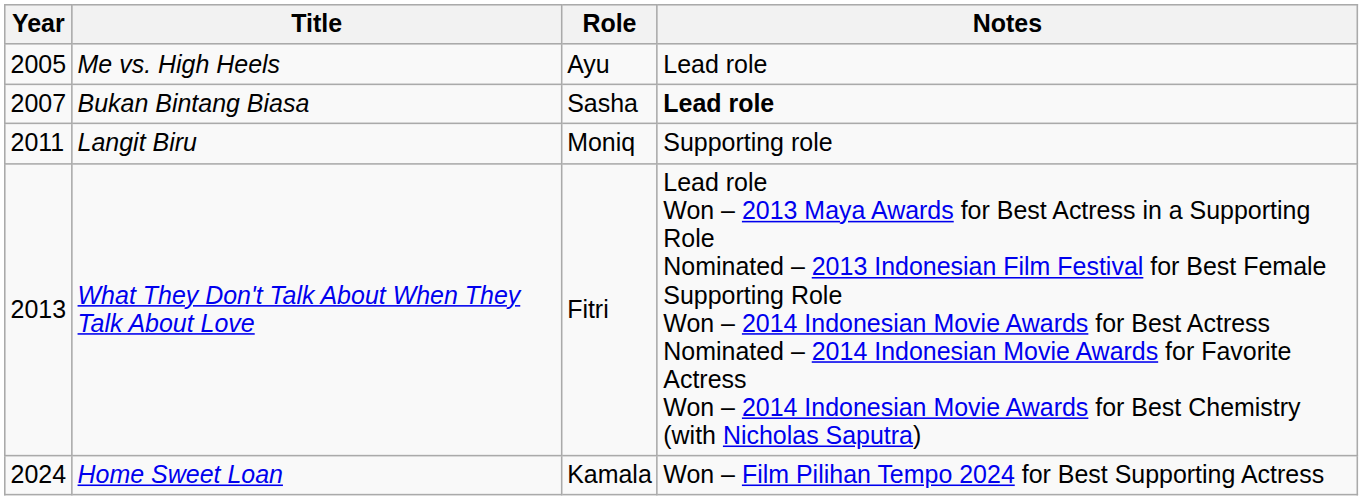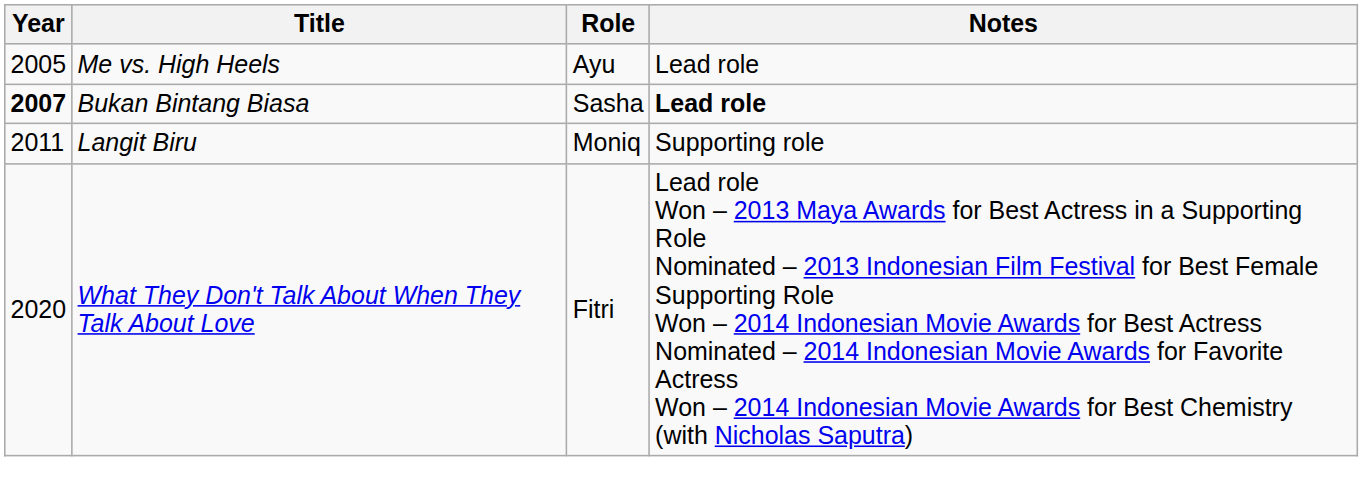(38, 103) normal -> (38, 103) bold
(38, 308) 2013 -> (38, 308) 2020
- row: (180, 474)
